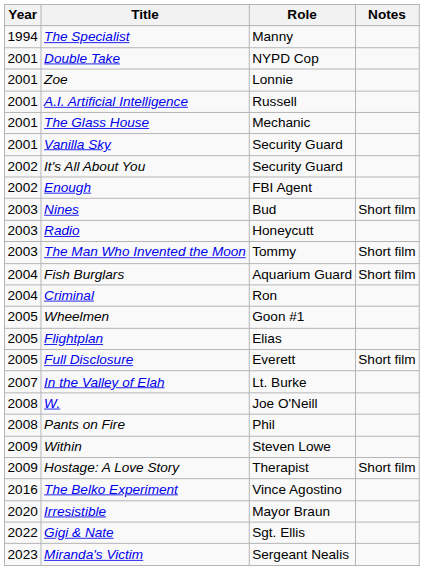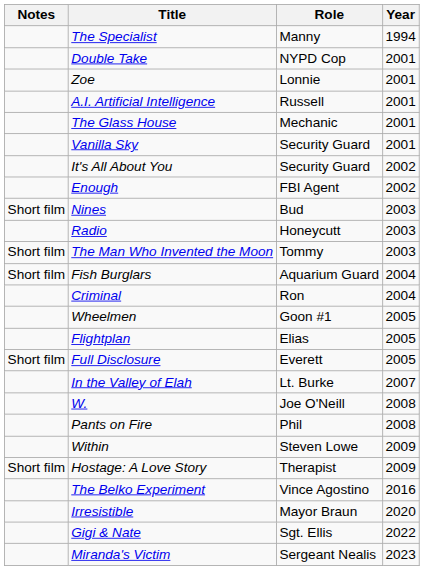columns swapped: (23, 15) <-> (387, 15)
